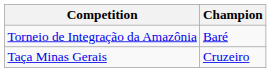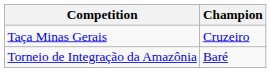rows swapped: (57, 57) <-> (102, 36)
